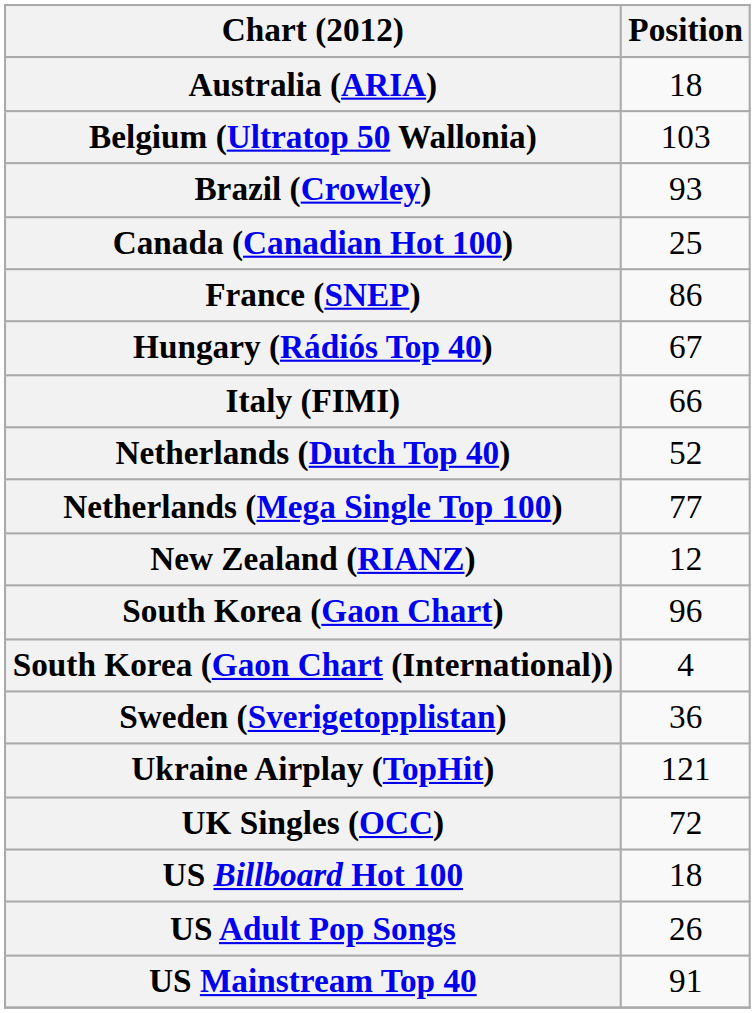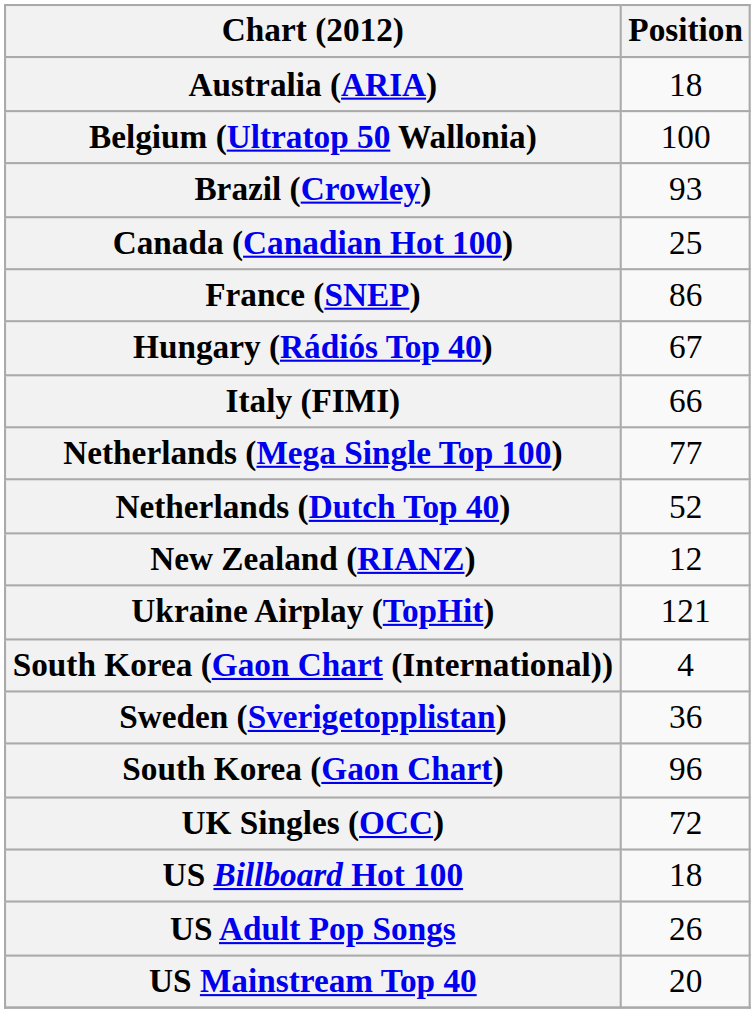(686, 136) 103 -> (686, 136) 100
rows swapped: (313, 453) <-> (313, 505)
rows swapped: (313, 611) <-> (313, 769)
(686, 980) 91 -> (686, 980) 20
